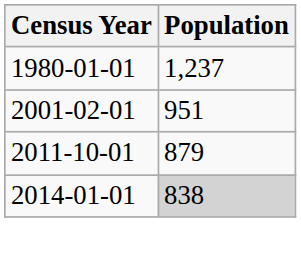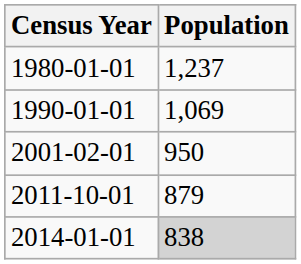+ row: (73, 110)
(184, 110) 951 -> (184, 152) 950
